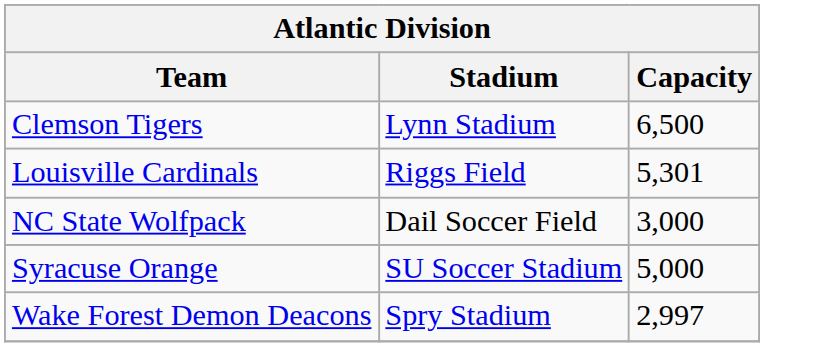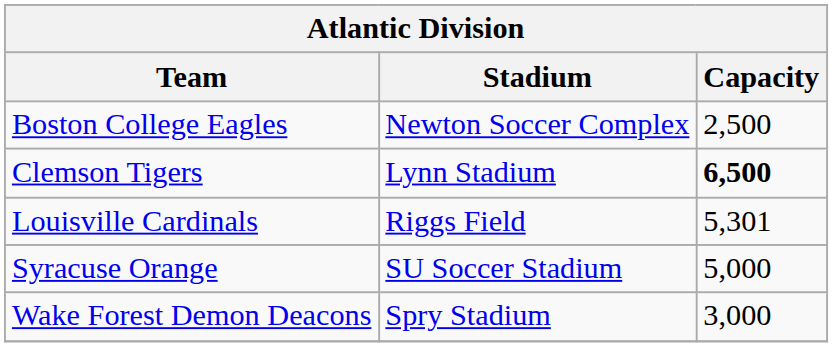+ row: (150, 124)
(670, 124) normal -> (737, 172) bold
- row: (129, 220)
(670, 316) 2,997 -> (737, 316) 3,000
